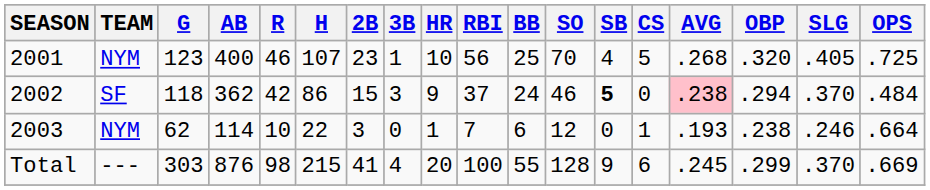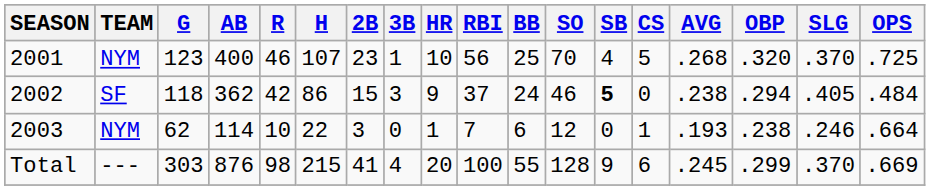(828, 59) .405 -> (828, 59) .370
(701, 95) pink background -> (701, 95) no background
(828, 95) .370 -> (828, 95) .405
